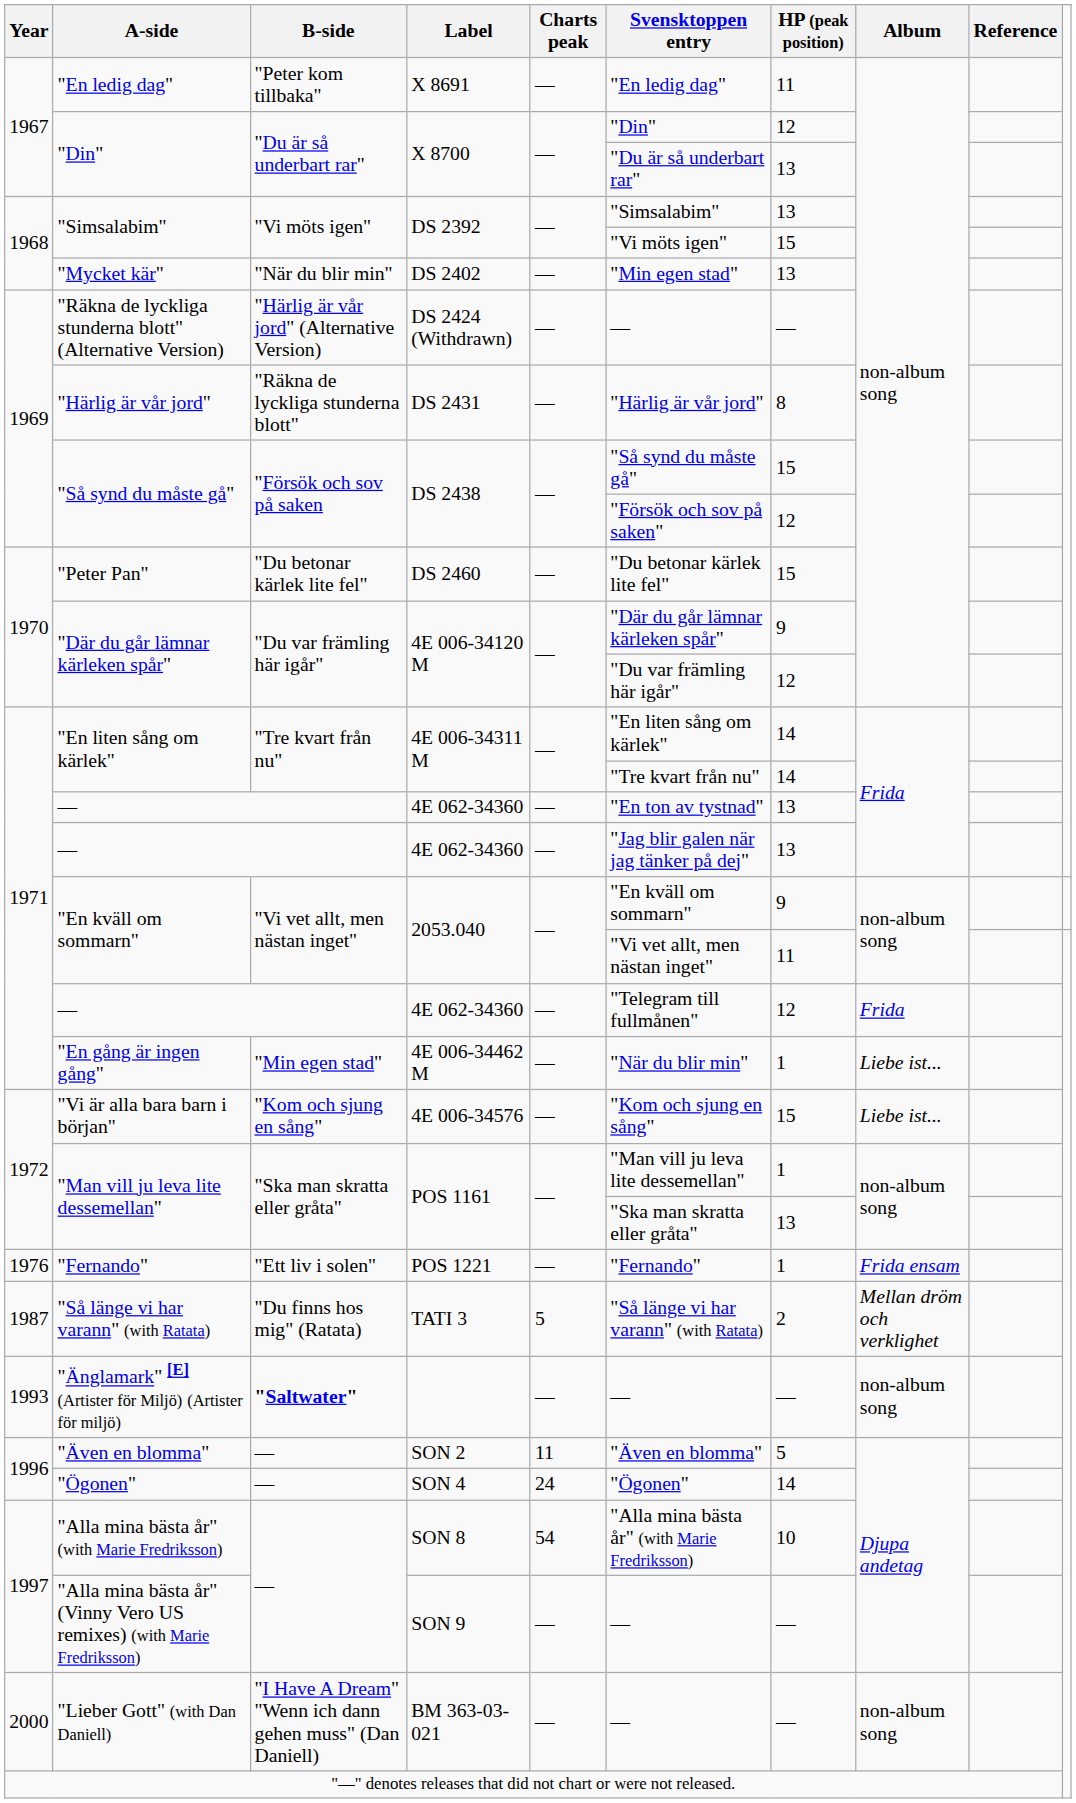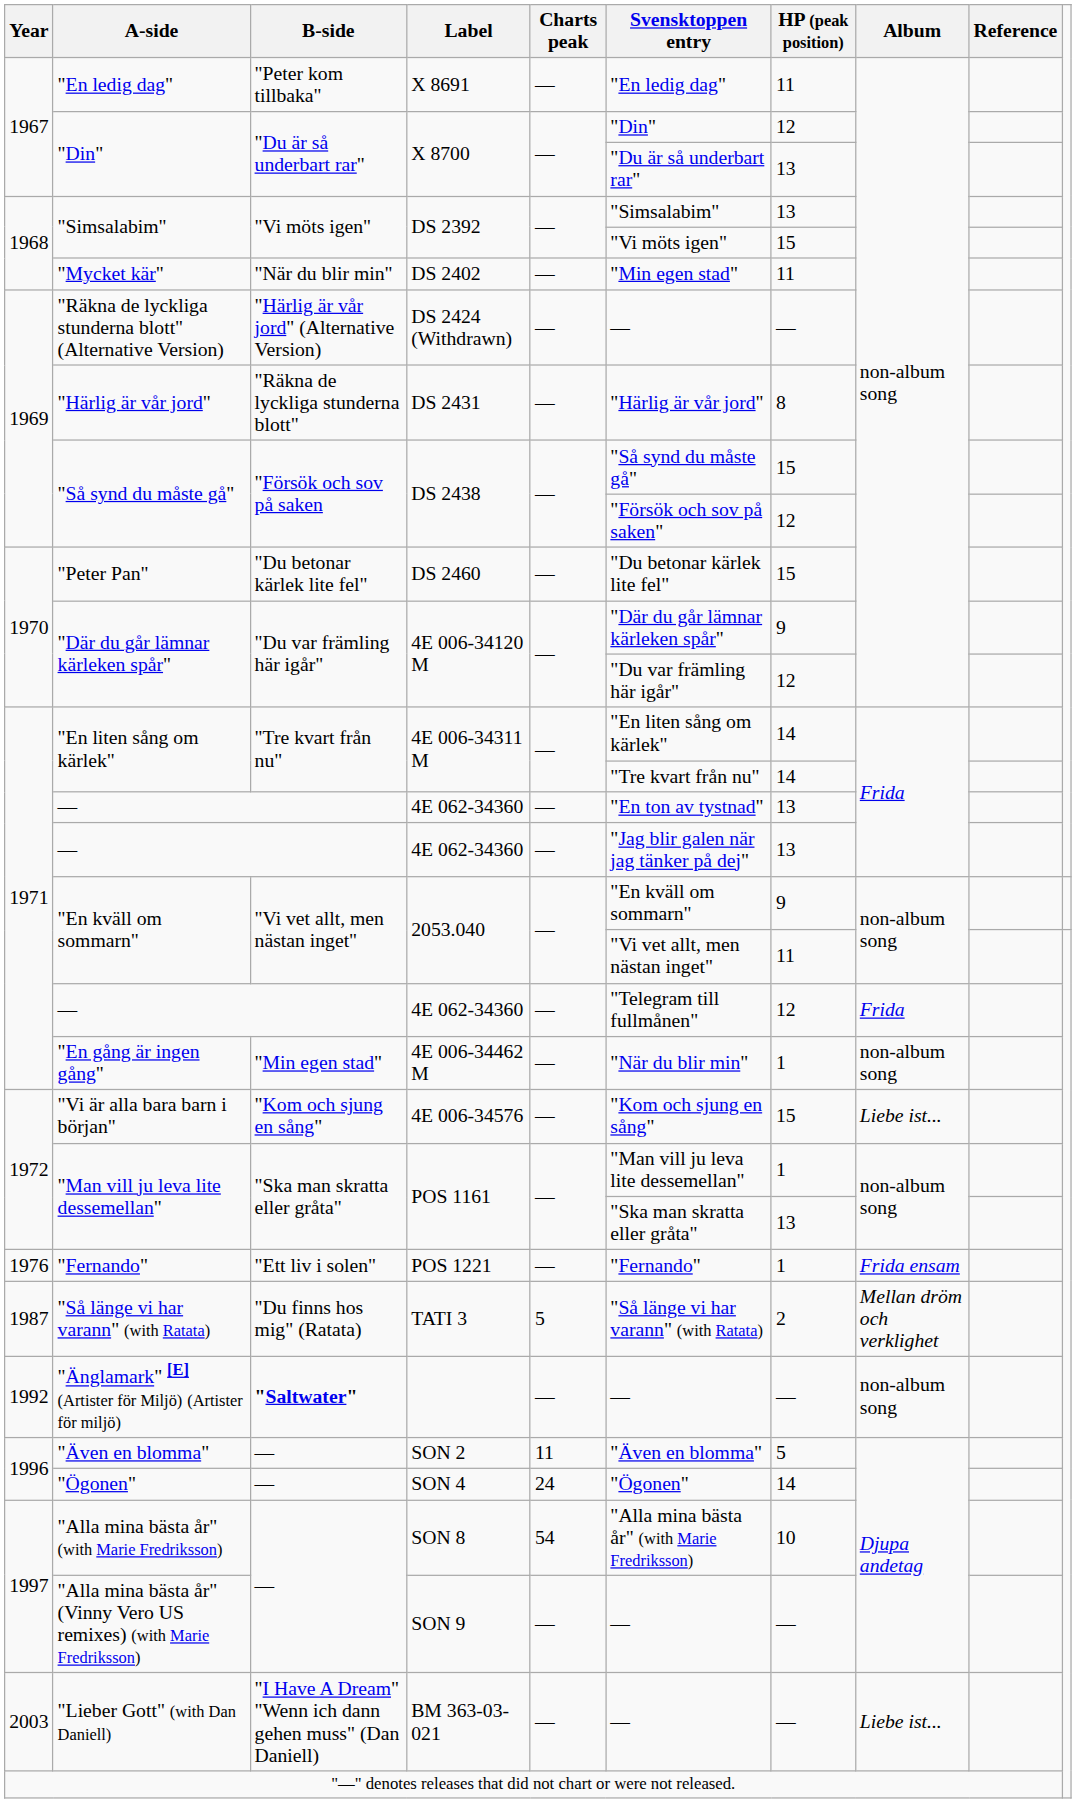(786, 273) 13 -> (785, 273) 11
(901, 1062) Liebe ist... -> (902, 1062) non-album song
(29, 1396) 1993 -> (29, 1396) 1992
(29, 1721) 2000 -> (29, 1721) 2003
(902, 1721) non-album song -> (901, 1721) Liebe ist...
